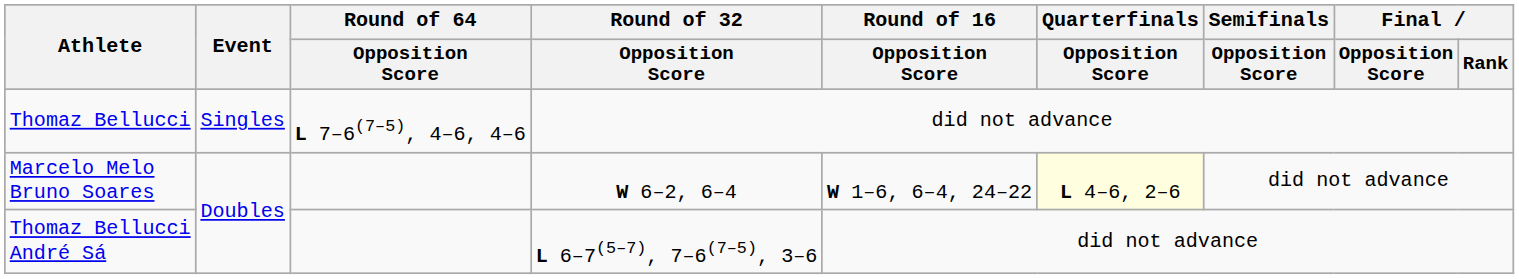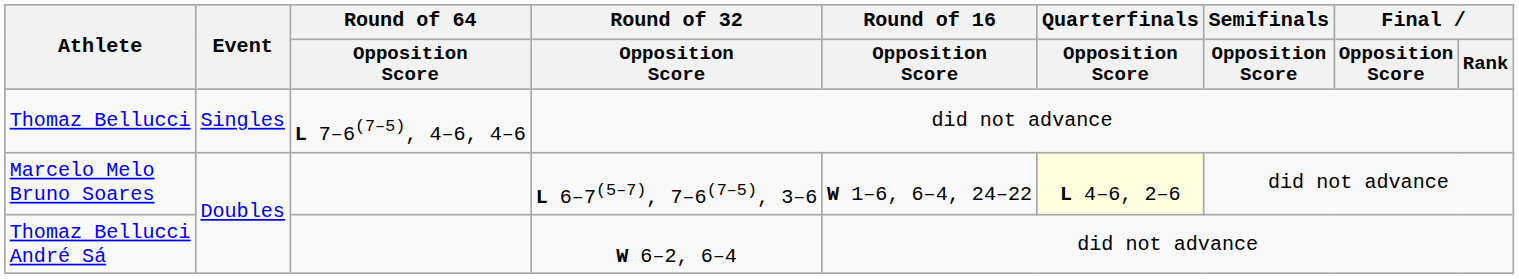(677, 193) W 6–2, 6–4 -> (677, 195) L 6–7(5–7), 7–6(7–5), 3–6
(677, 253) L 6–7(5–7), 7–6(7–5), 3–6 -> (677, 256) W 6–2, 6–4
